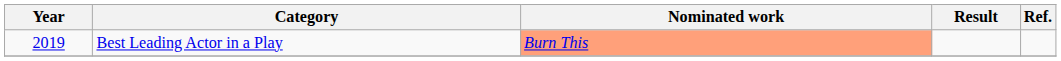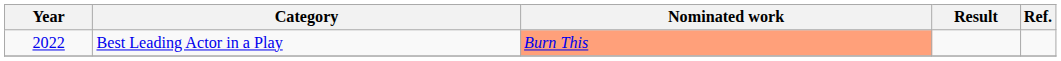(49, 42) 2019 -> (49, 42) 2022
